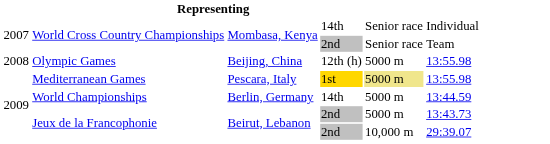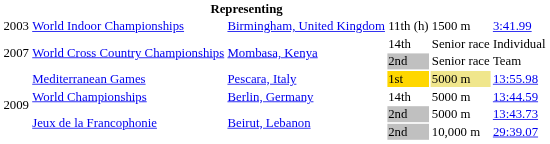+ row: (108, 26)
- row: (74, 61)
